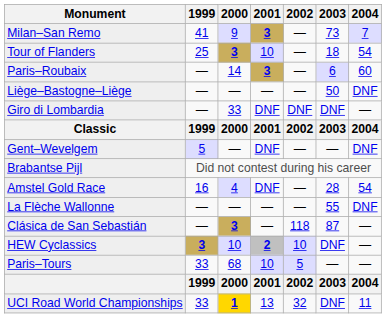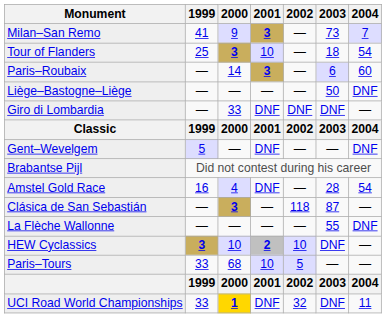rows swapped: (61, 206) <-> (77, 226)
(267, 303) 13 -> (267, 303) DNF
